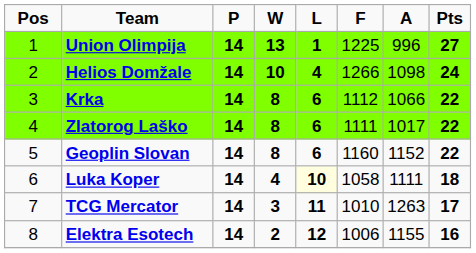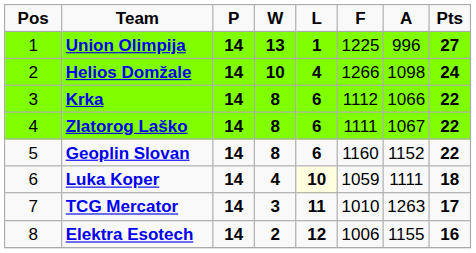(406, 126) 1017 -> (406, 126) 1067
(360, 180) 1058 -> (360, 180) 1059
